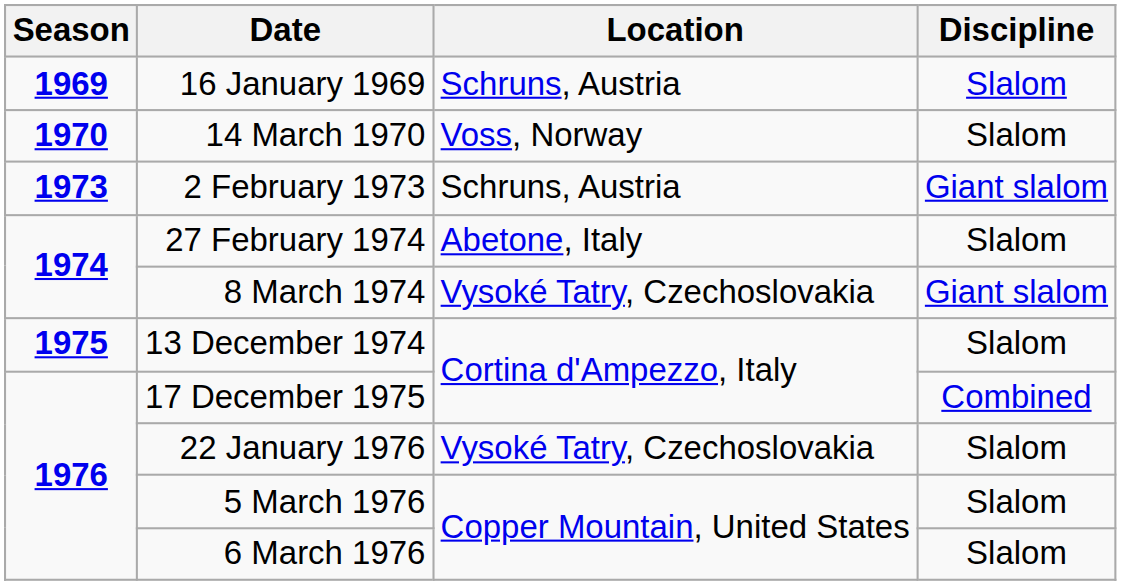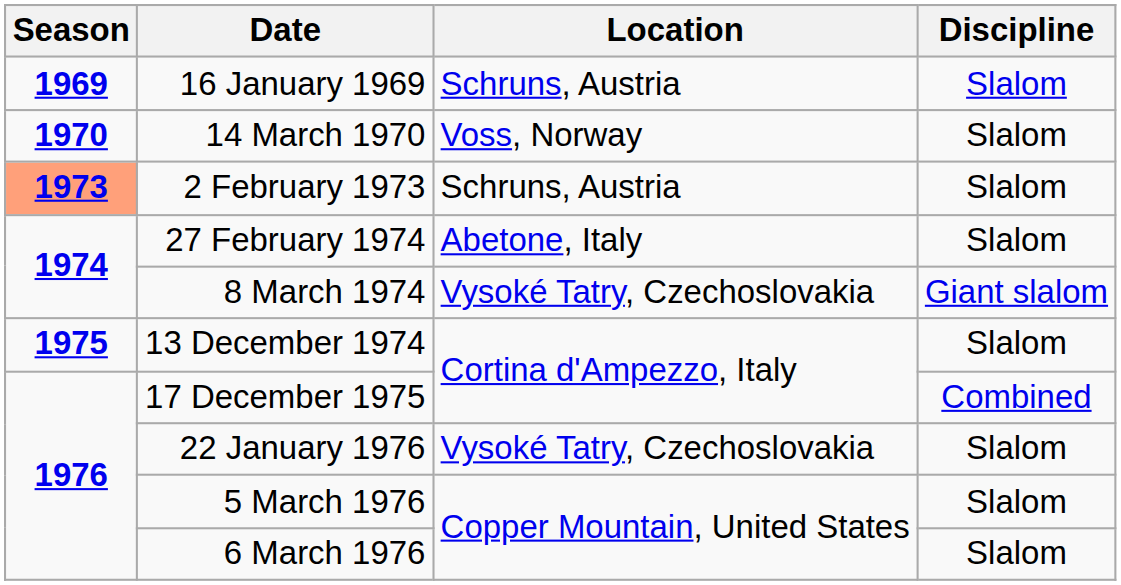(71, 187) no background -> (71, 187) lightsalmon background
(1016, 187) Giant slalom -> (1016, 187) Slalom
